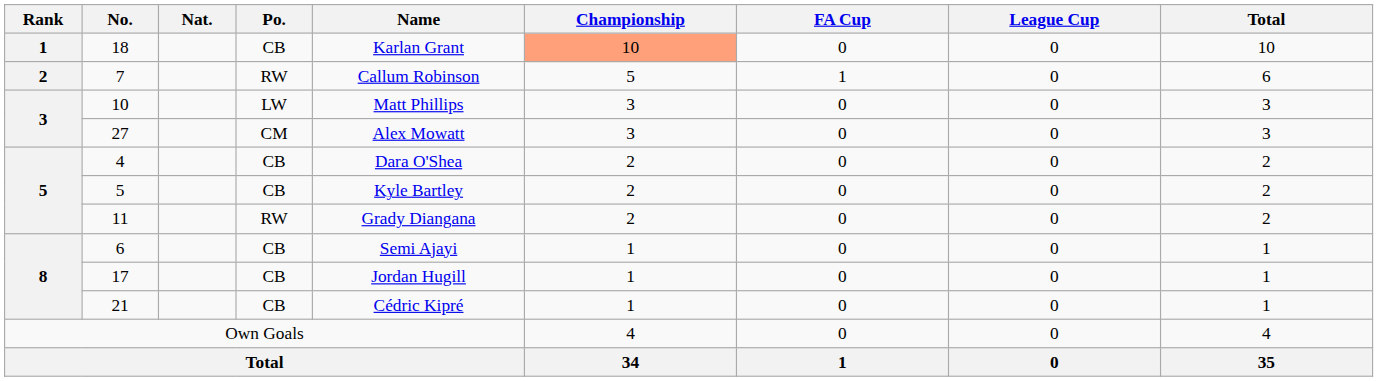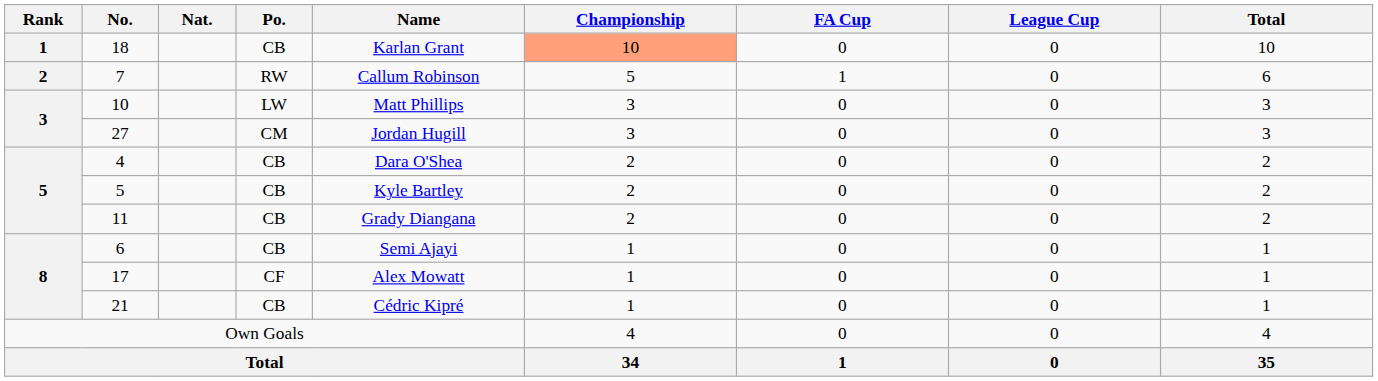(419, 133) Alex Mowatt -> (419, 133) Jordan Hugill
(274, 218) RW -> (274, 218) CB
(274, 276) CB -> (274, 276) CF
(419, 276) Jordan Hugill -> (419, 276) Alex Mowatt
